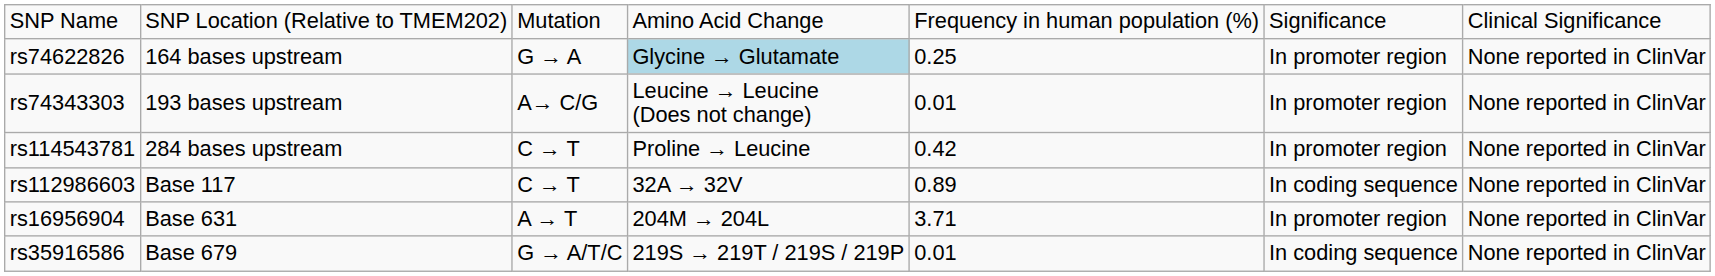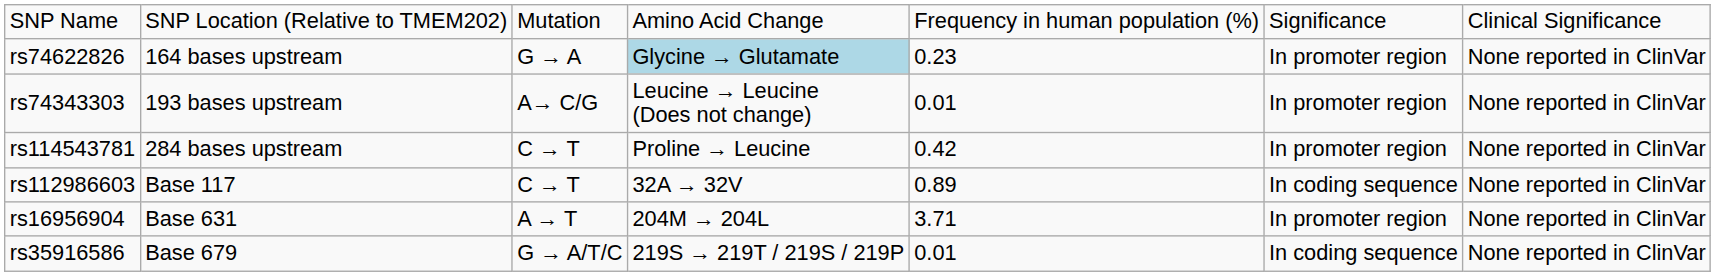(935, 56) 0.25 -> (935, 56) 0.23
